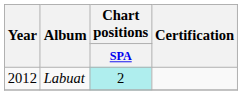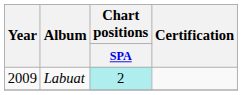(22, 78) 2012 -> (22, 78) 2009
